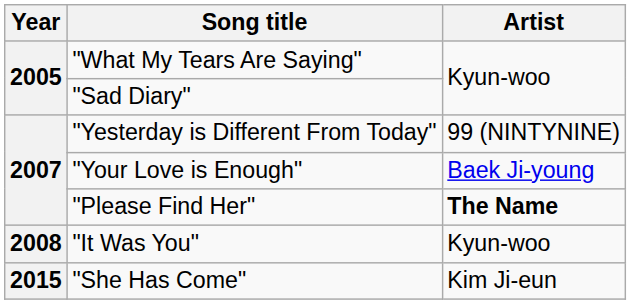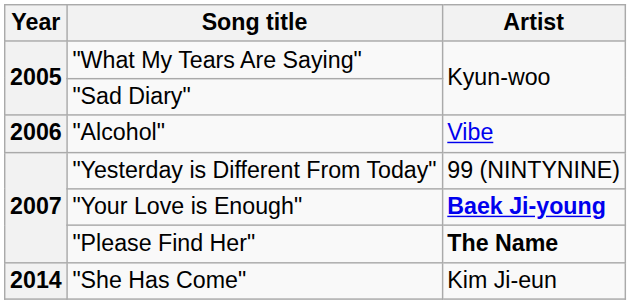+ row: (119, 133)
(521, 170) normal -> (527, 206) bold
- row: (136, 243)
(36, 280) 2015 -> (36, 280) 2014
